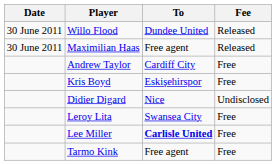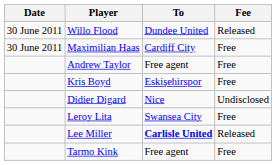(166, 47) Free agent -> (170, 47) Cardiff City
(236, 47) Released -> (227, 47) Free
(170, 65) Cardiff City -> (166, 65) Free agent
(227, 134) Free -> (236, 134) Released
